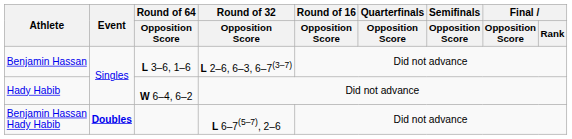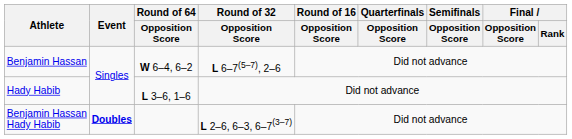(166, 68) L 3–6, 1–6 -> (166, 68) W 6–4, 6–2
(246, 68) L 2–6, 6–3, 6–7(3–7) -> (246, 68) L 6–7(5–7), 2–6
(166, 96) W 6–4, 6–2 -> (166, 96) L 3–6, 1–6
(246, 125) L 6–7(5–7), 2–6 -> (246, 125) L 2–6, 6–3, 6–7(3–7)
